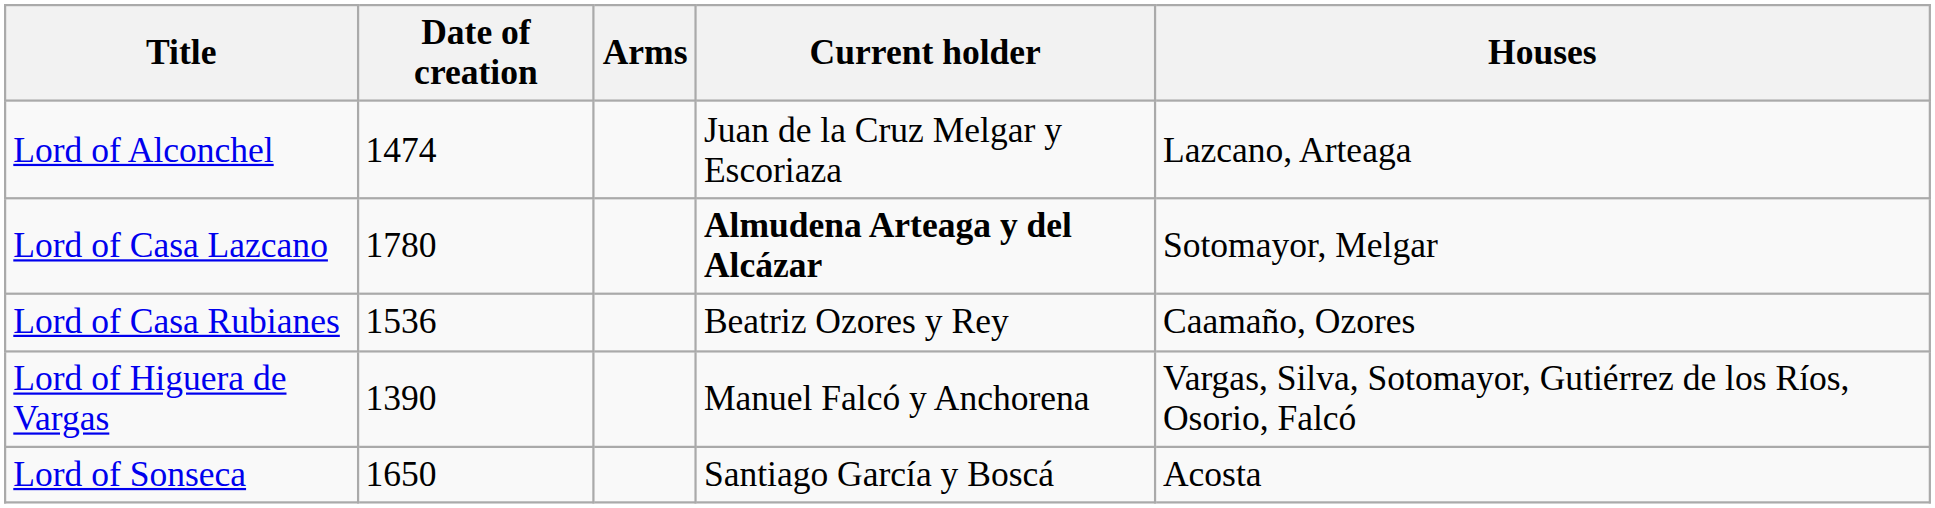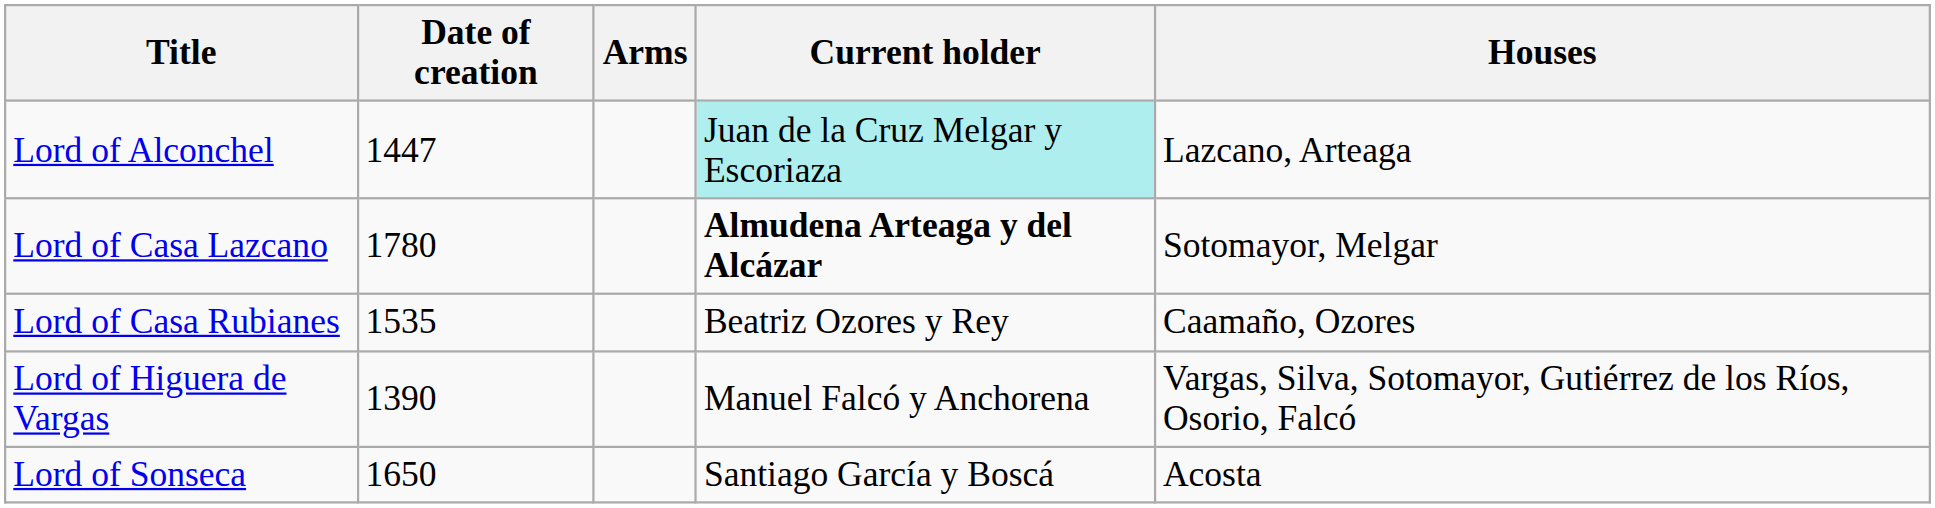(401, 148) 1474 -> (401, 148) 1447
(883, 148) no background -> (883, 148) paleturquoise background
(401, 321) 1536 -> (401, 321) 1535
